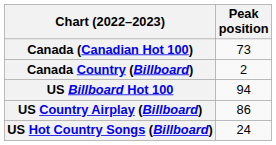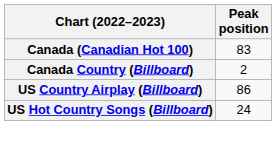(244, 49) 73 -> (244, 49) 83
- row: (110, 89)
